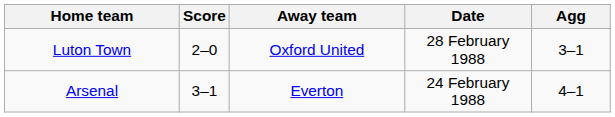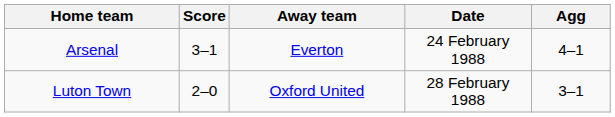rows swapped: (92, 91) <-> (92, 49)
